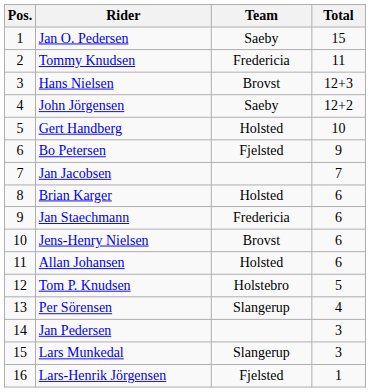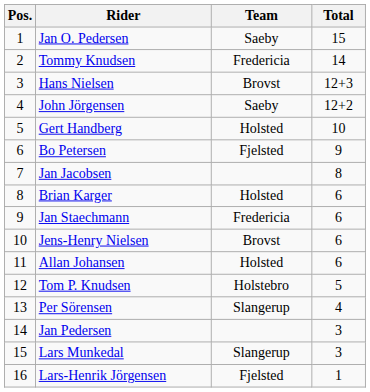(338, 60) 11 -> (338, 60) 14
(338, 173) 7 -> (338, 173) 8
